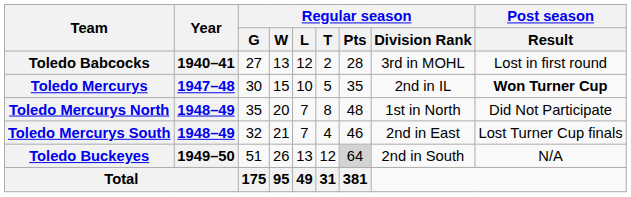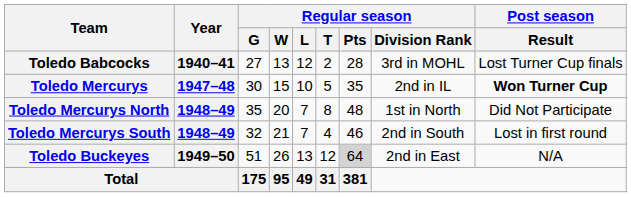(551, 63) Lost in first round -> (551, 63) Lost Turner Cup finals
(423, 133) 2nd in East -> (423, 133) 2nd in South
(551, 133) Lost Turner Cup finals -> (551, 133) Lost in first round
(423, 156) 2nd in South -> (423, 156) 2nd in East
